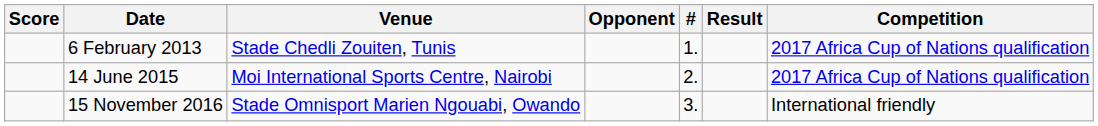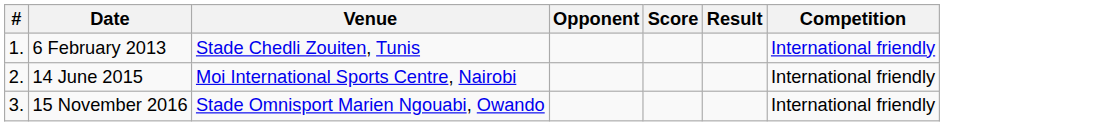columns swapped: (691, 18) <-> (34, 18)
(930, 47) 2017 Africa Cup of Nations qualification -> (853, 47) International friendly
(930, 76) 2017 Africa Cup of Nations qualification -> (853, 76) International friendly
